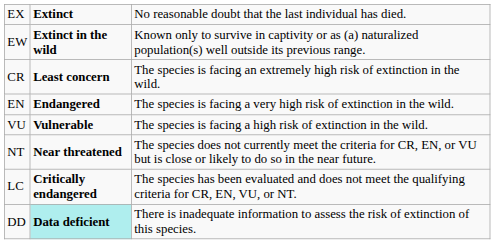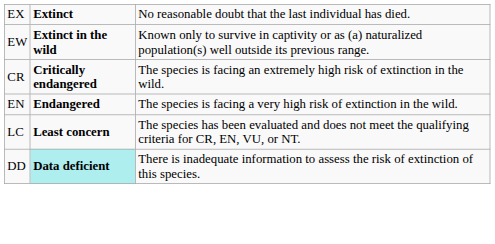(71, 76) Least concern -> (65, 76) Critically endangered
- row: (17, 124)
- row: (16, 152)
(65, 186) Critically endangered -> (71, 131) Least concern
